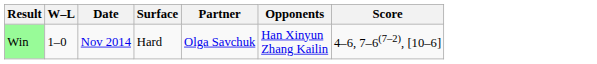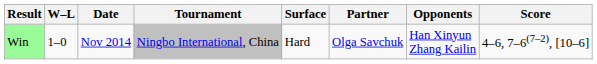+ column: (208, 14)
